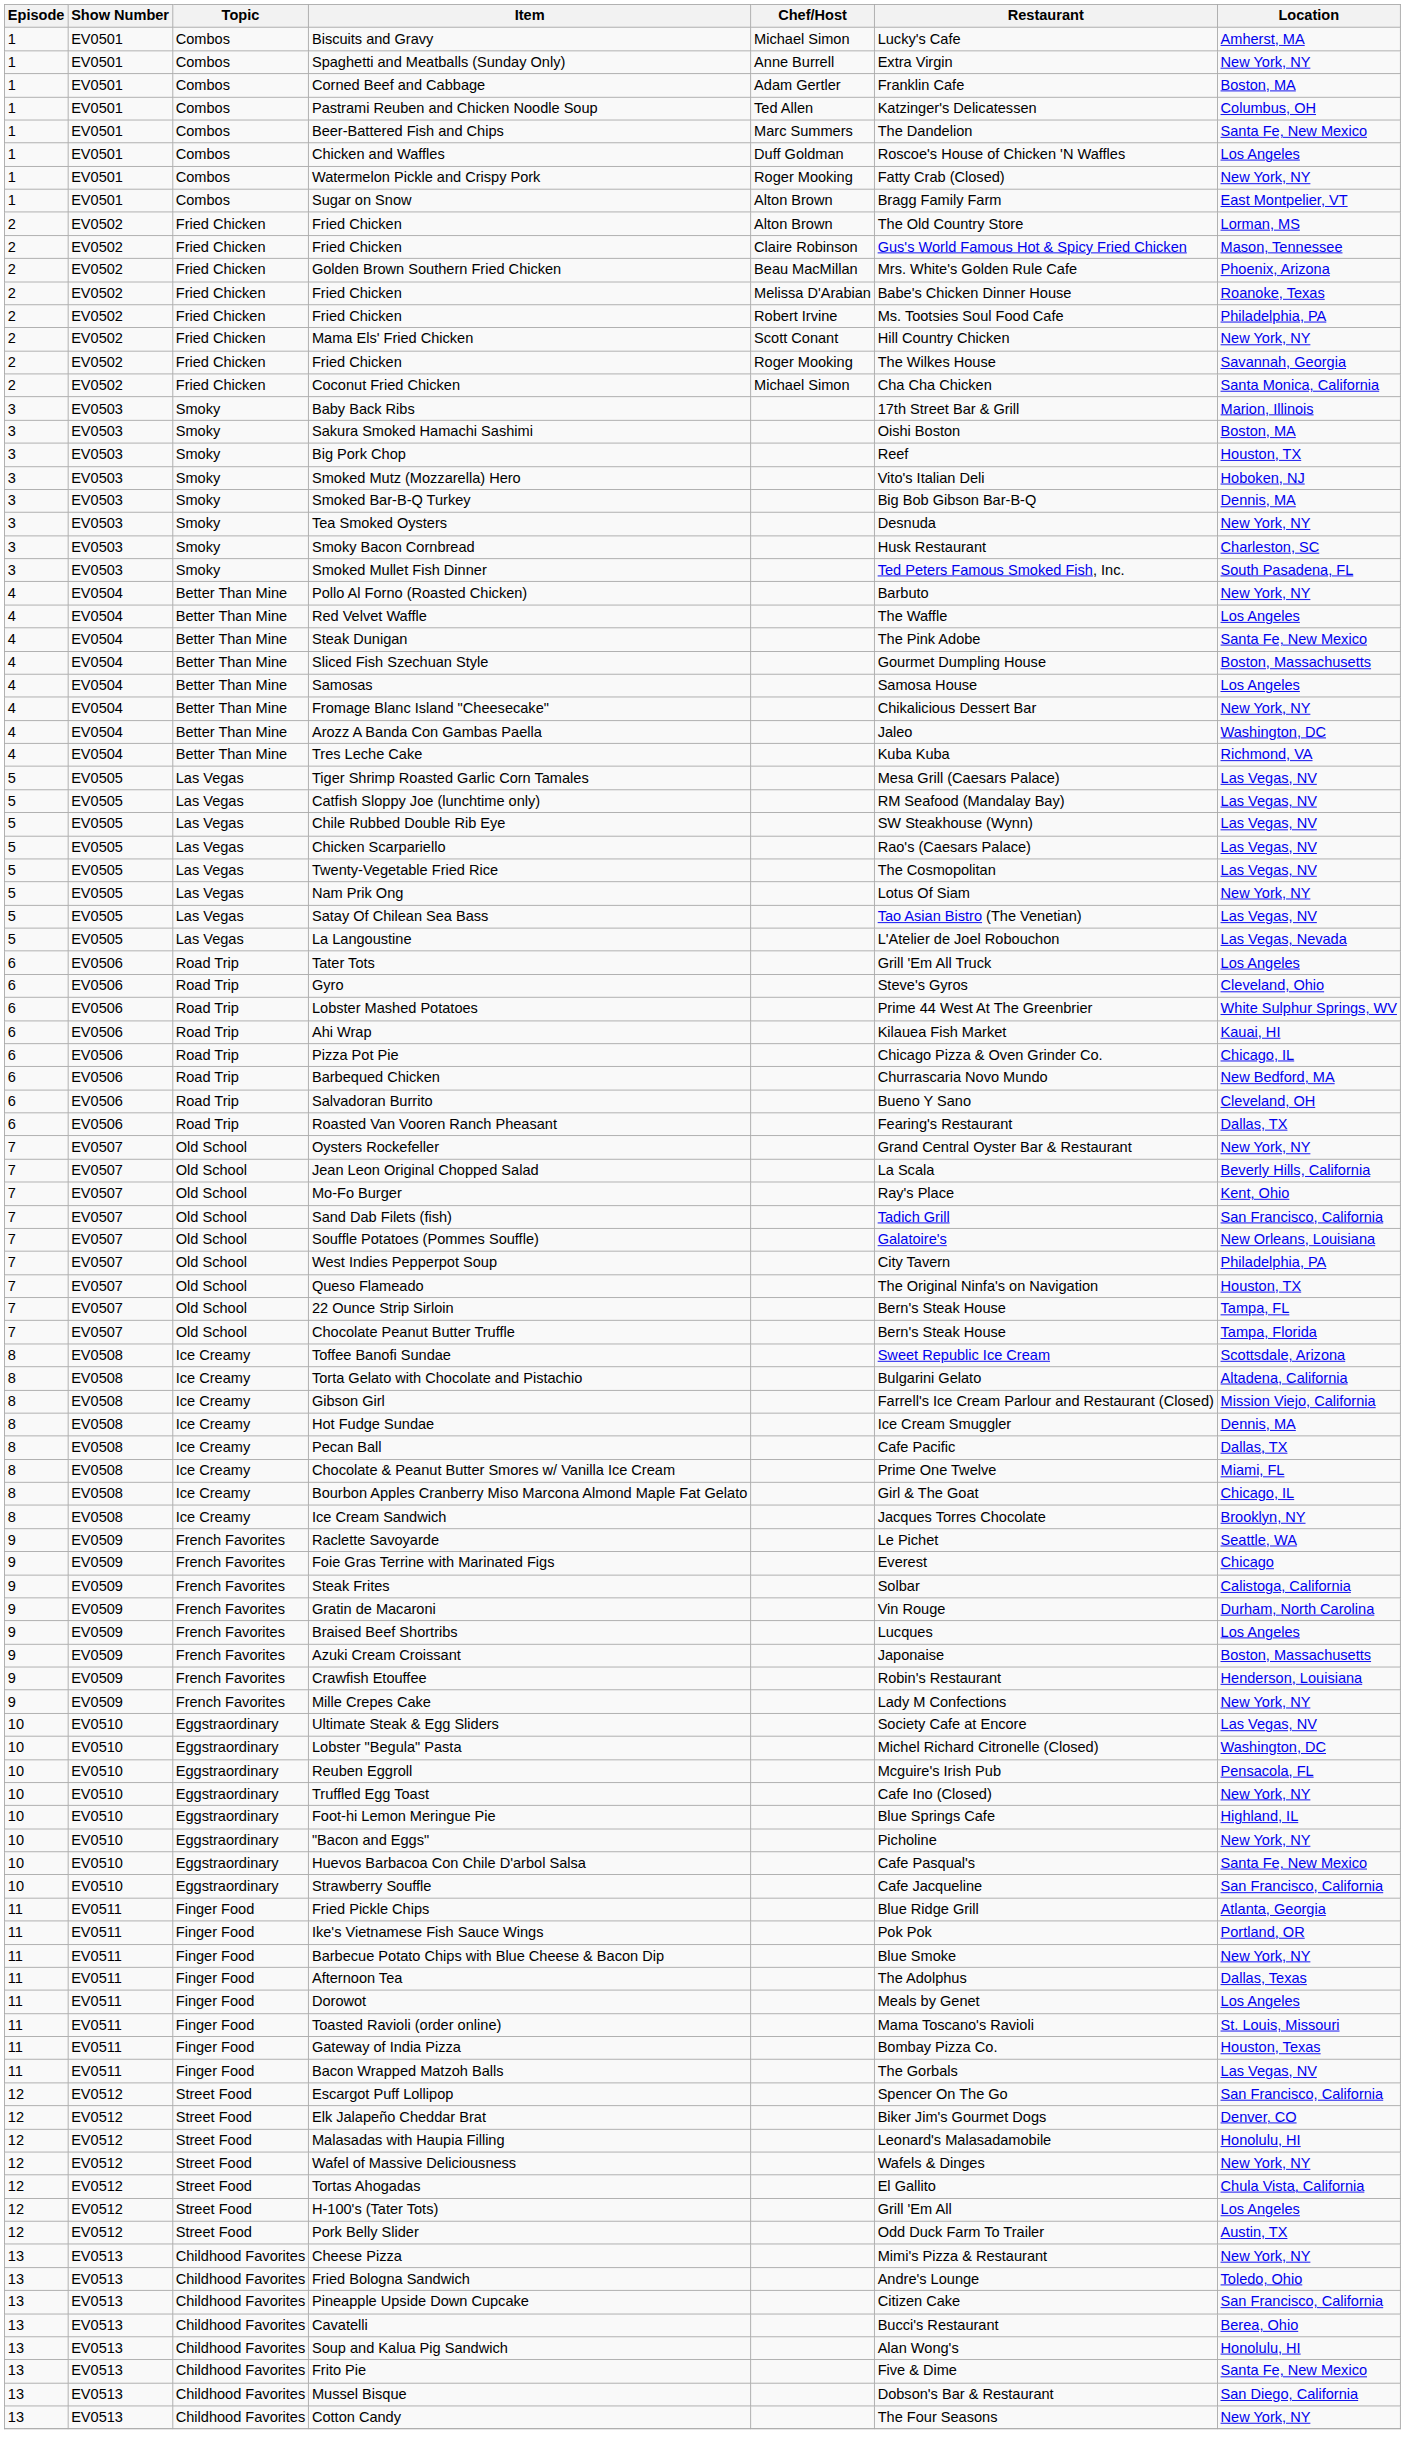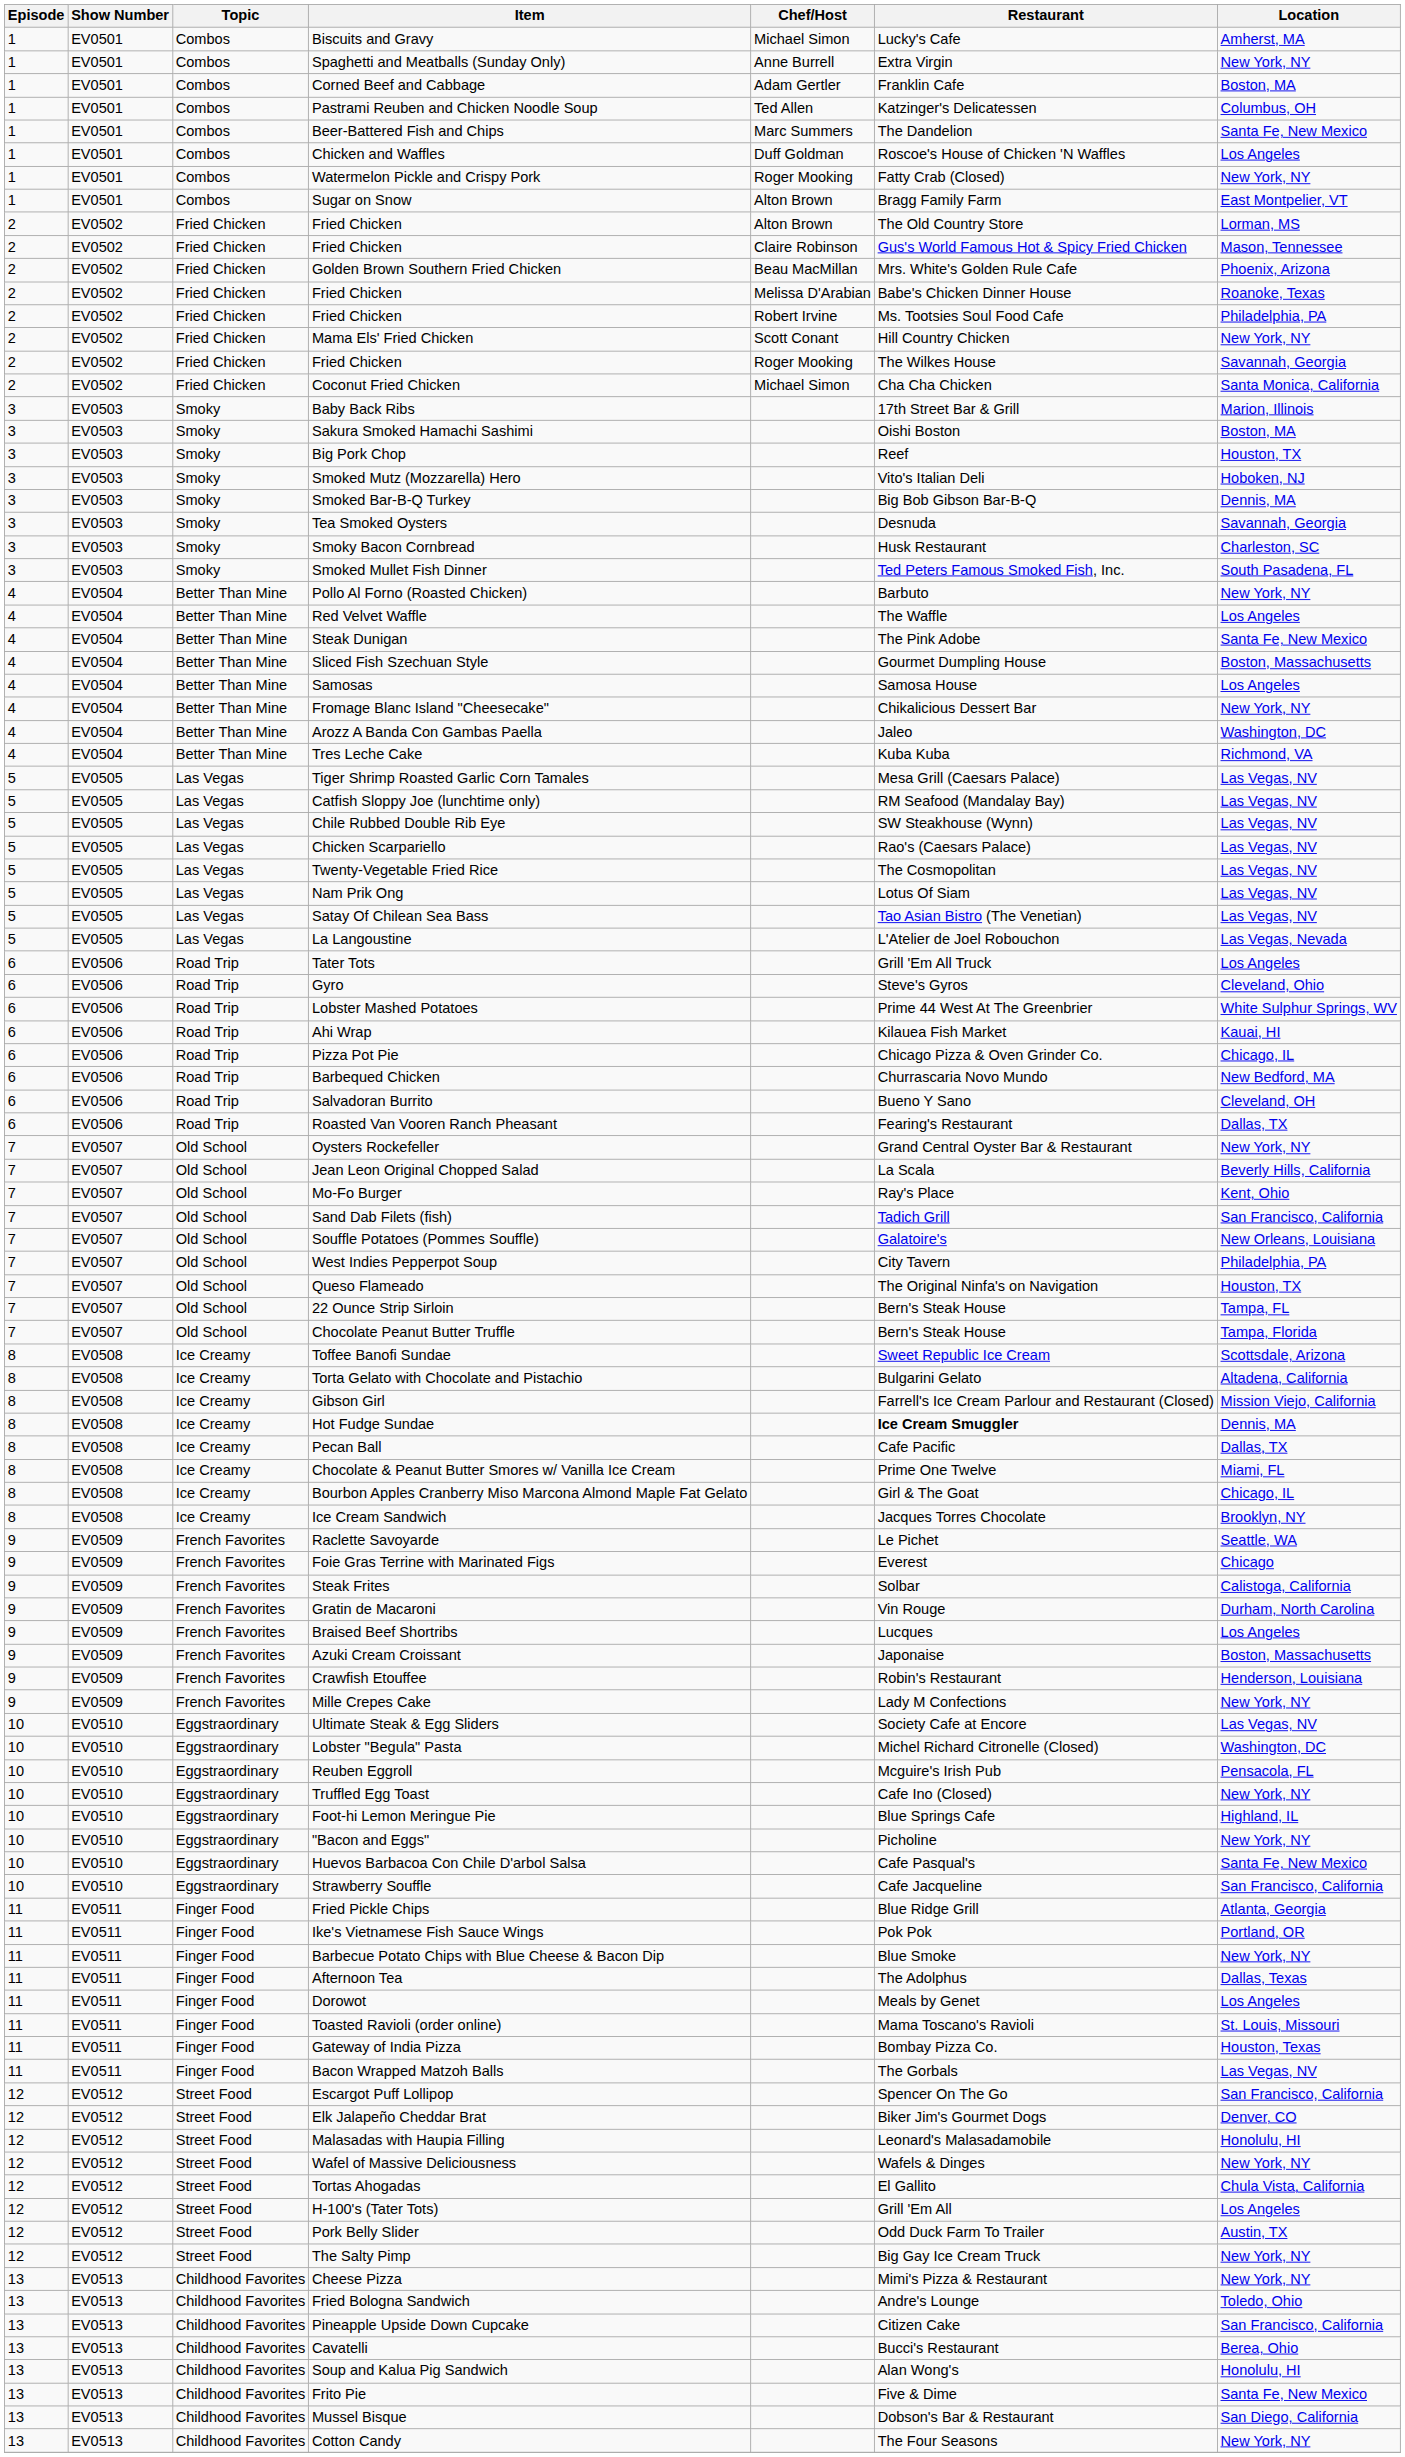(1265, 524) New York, NY -> (1283, 524) Savannah, Georgia
(1265, 893) New York, NY -> (1269, 893) Las Vegas, NV
(944, 1424) normal -> (948, 1424) bold
+ row: (16, 2255)
